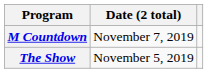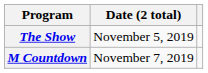rows swapped: (47, 36) <-> (47, 57)
